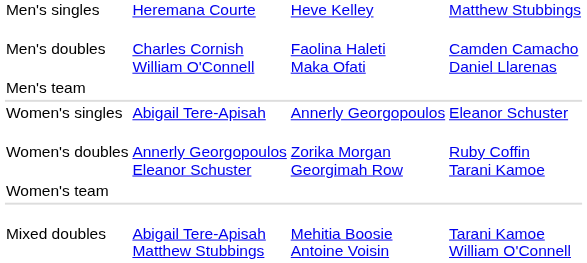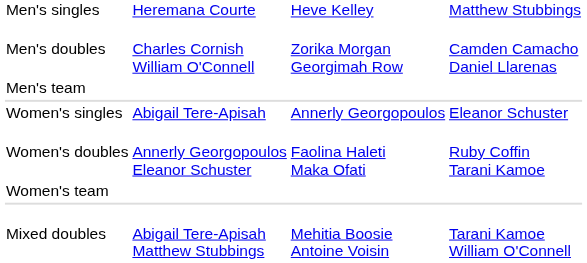(338, 58) Faolina Haleti Maka Ofati -> (347, 58) Zorika Morgan Georgimah Row
(347, 161) Zorika Morgan Georgimah Row -> (338, 161) Faolina Haleti Maka Ofati
